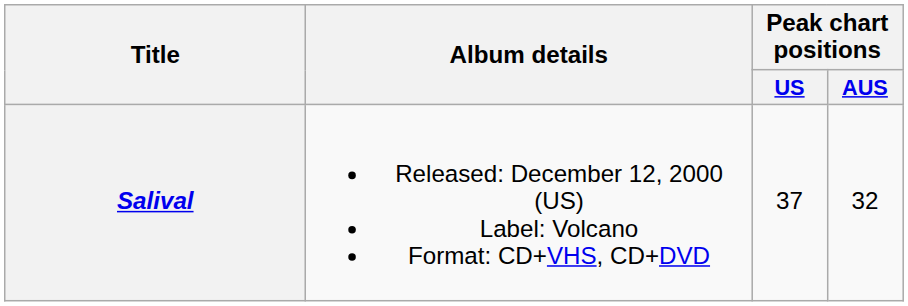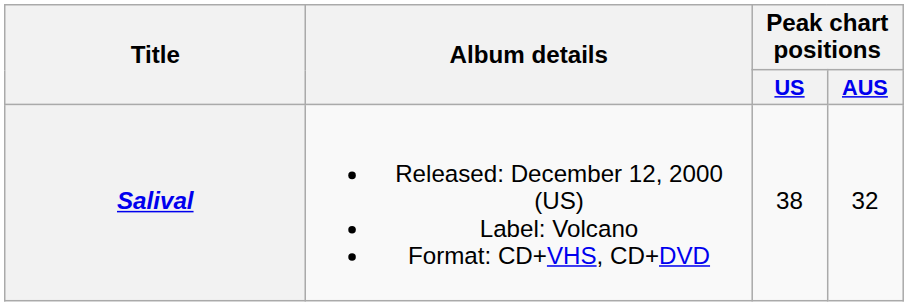(790, 202) 37 -> (790, 202) 38
